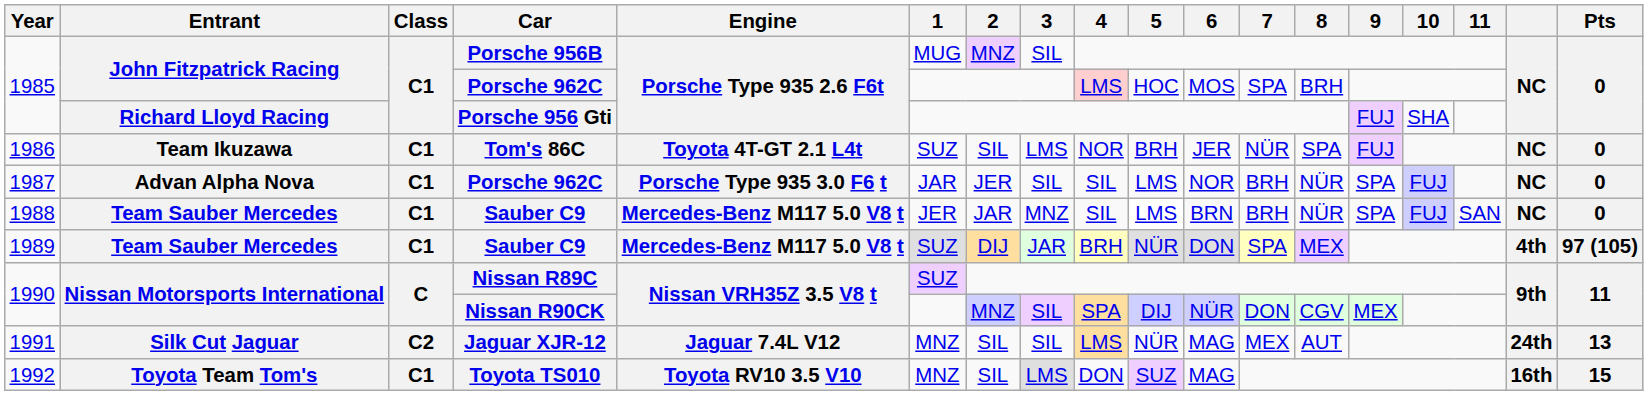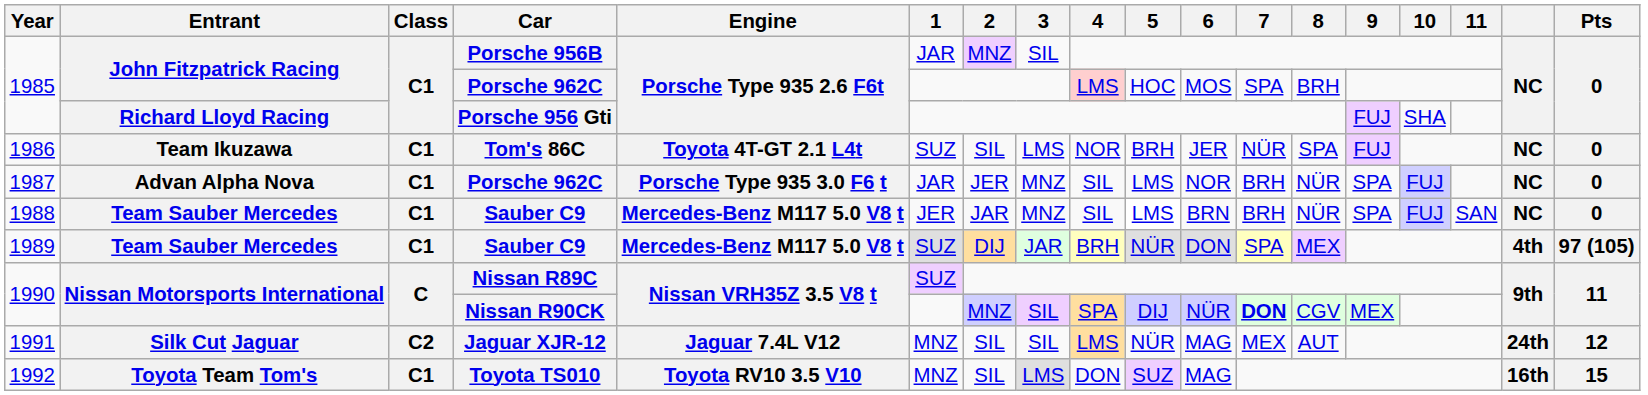(937, 53) MUG -> (936, 53) JAR
(1047, 181) SIL -> (1043, 181) MNZ
(1267, 310) normal -> (1264, 310) bold
(1600, 342) 13 -> (1597, 342) 12
